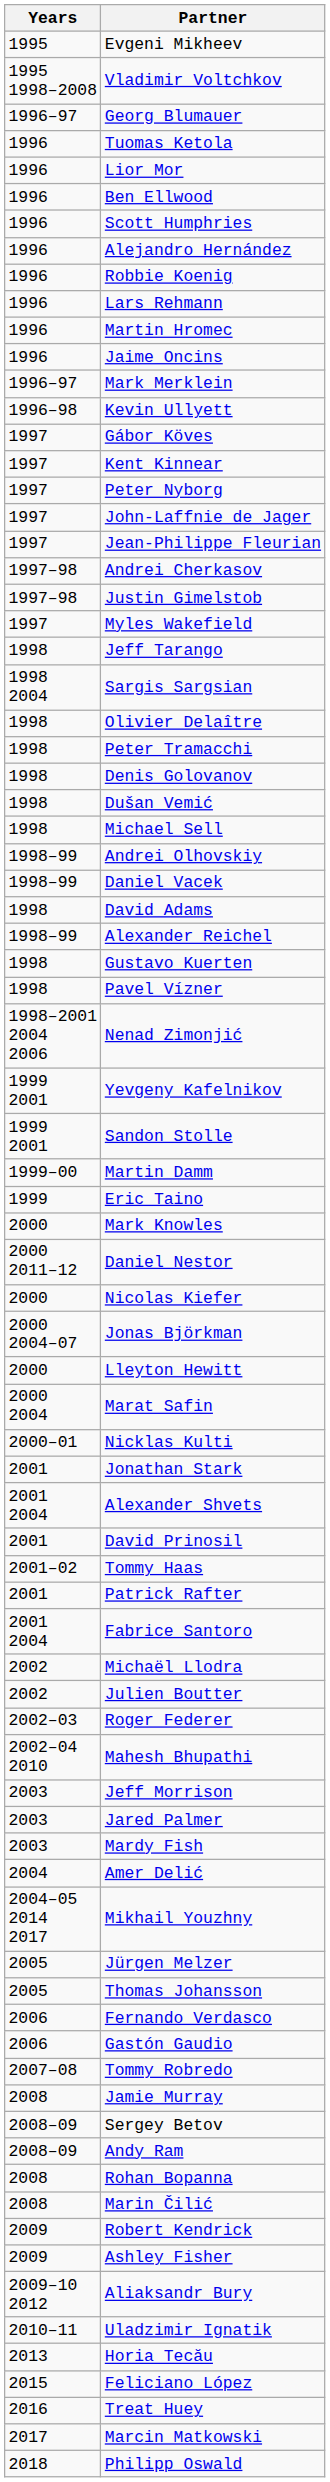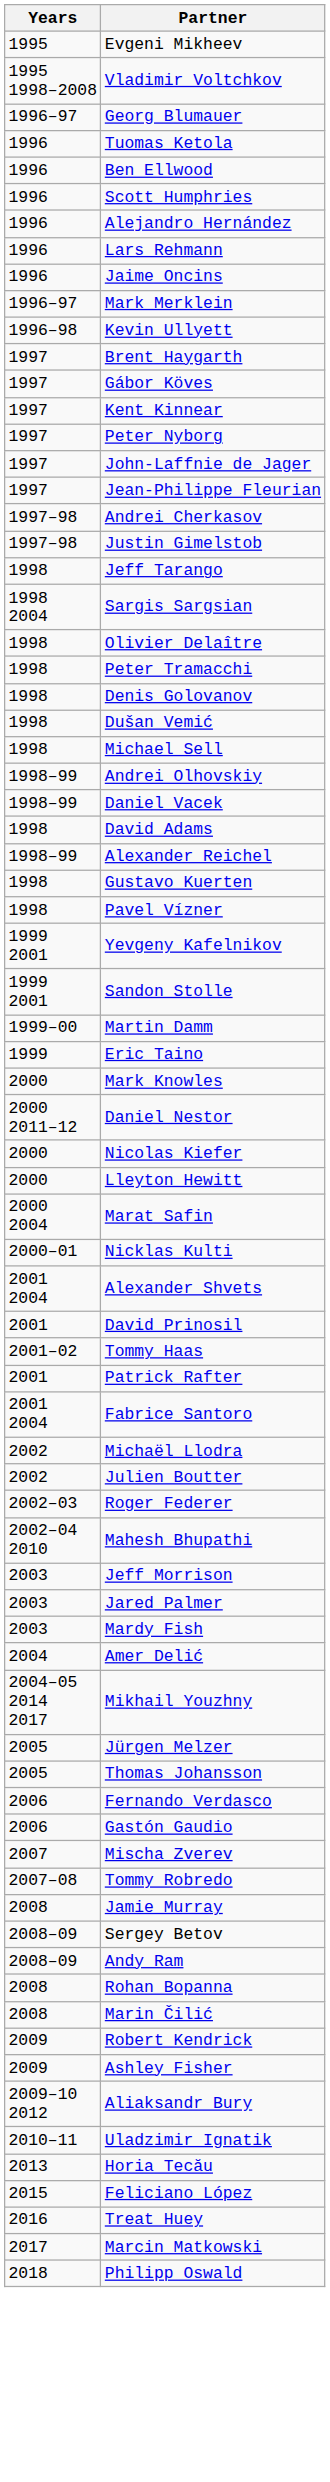- row: (144, 170)
- row: (169, 277)
- row: (169, 331)
+ row: (174, 357)
- row: (179, 624)
- row: (174, 1036)
- row: (174, 1334)
- row: (174, 1469)
+ row: (169, 1854)
